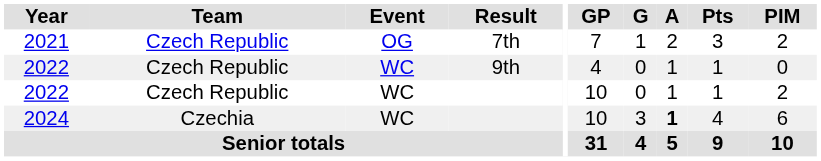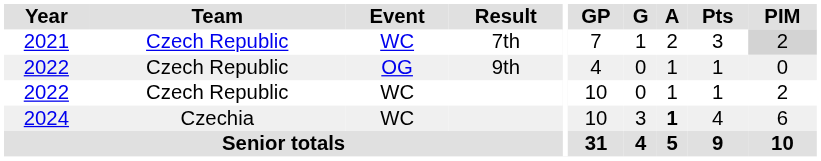(397, 41) OG -> (397, 41) WC
(782, 41) no background -> (782, 41) lightgrey background
(397, 67) WC -> (397, 67) OG
